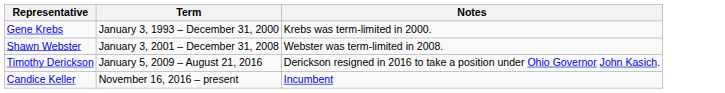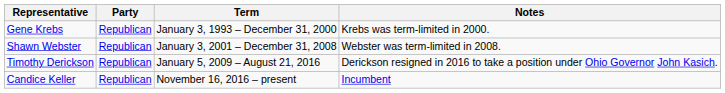+ column: (125, 12)
